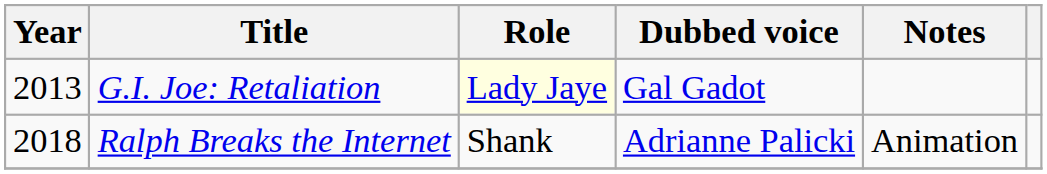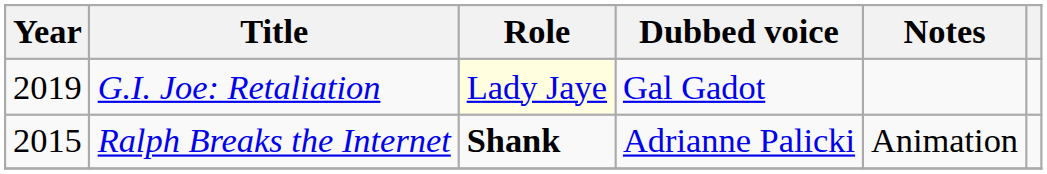(47, 86) 2013 -> (47, 86) 2019
(47, 140) 2018 -> (47, 140) 2015
(510, 140) normal -> (514, 140) bold
